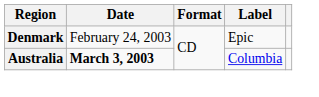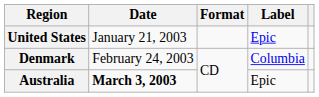+ row: (47, 37)
(241, 37) Epic -> (278, 59) Columbia
(255, 59) Columbia -> (263, 80) Epic
